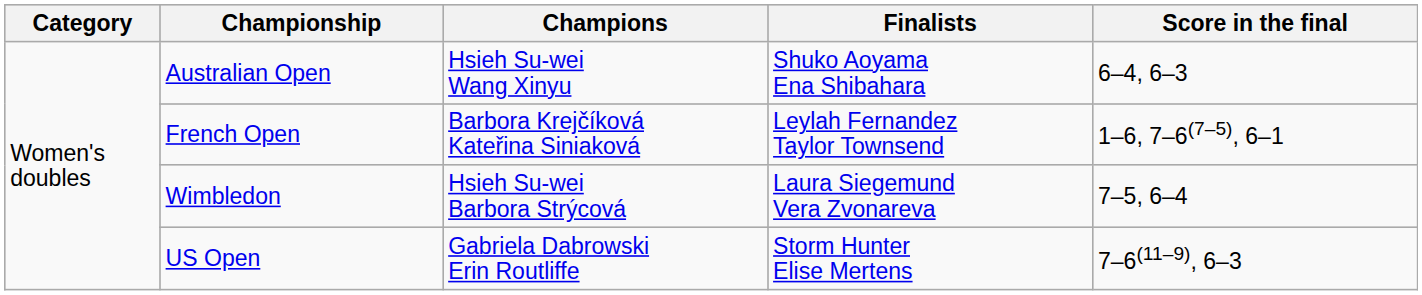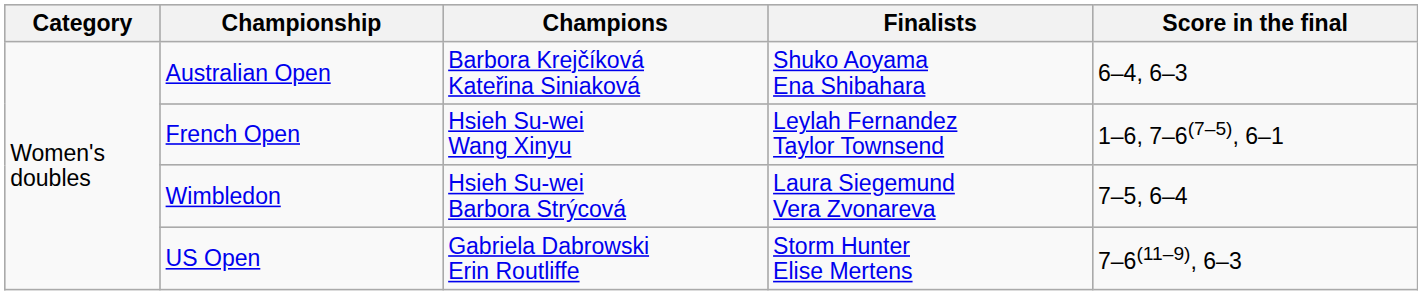(516, 73) Hsieh Su-wei Wang Xinyu -> (546, 73) Barbora Krejčíková Kateřina Siniaková
(546, 135) Barbora Krejčíková Kateřina Siniaková -> (516, 135) Hsieh Su-wei Wang Xinyu
